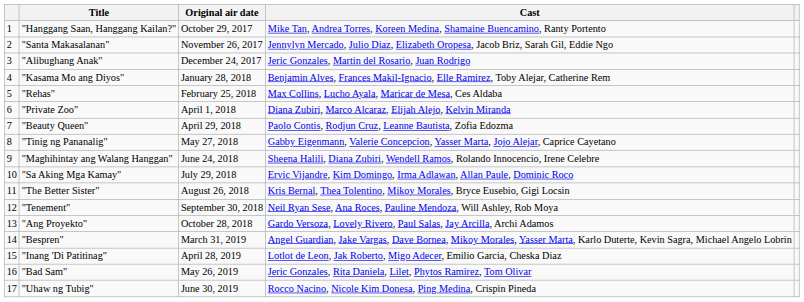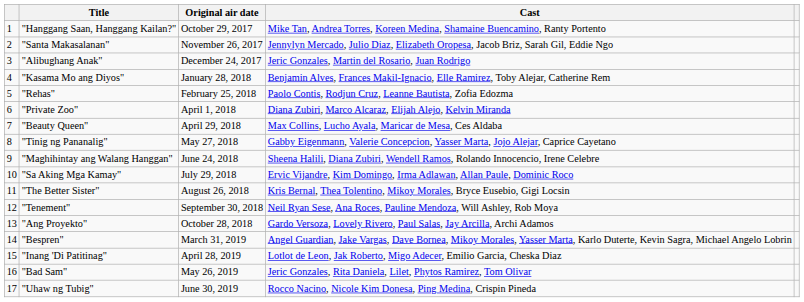(385, 93) Max Collins, Lucho Ayala, Maricar de Mesa, Ces Aldaba -> (390, 93) Paolo Contis, Rodjun Cruz, Leanne Bautista, Zofia Edozma
(390, 126) Paolo Contis, Rodjun Cruz, Leanne Bautista, Zofia Edozma -> (385, 126) Max Collins, Lucho Ayala, Maricar de Mesa, Ces Aldaba
